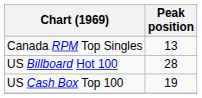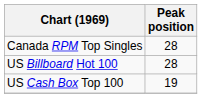(171, 45) 13 -> (171, 45) 28
